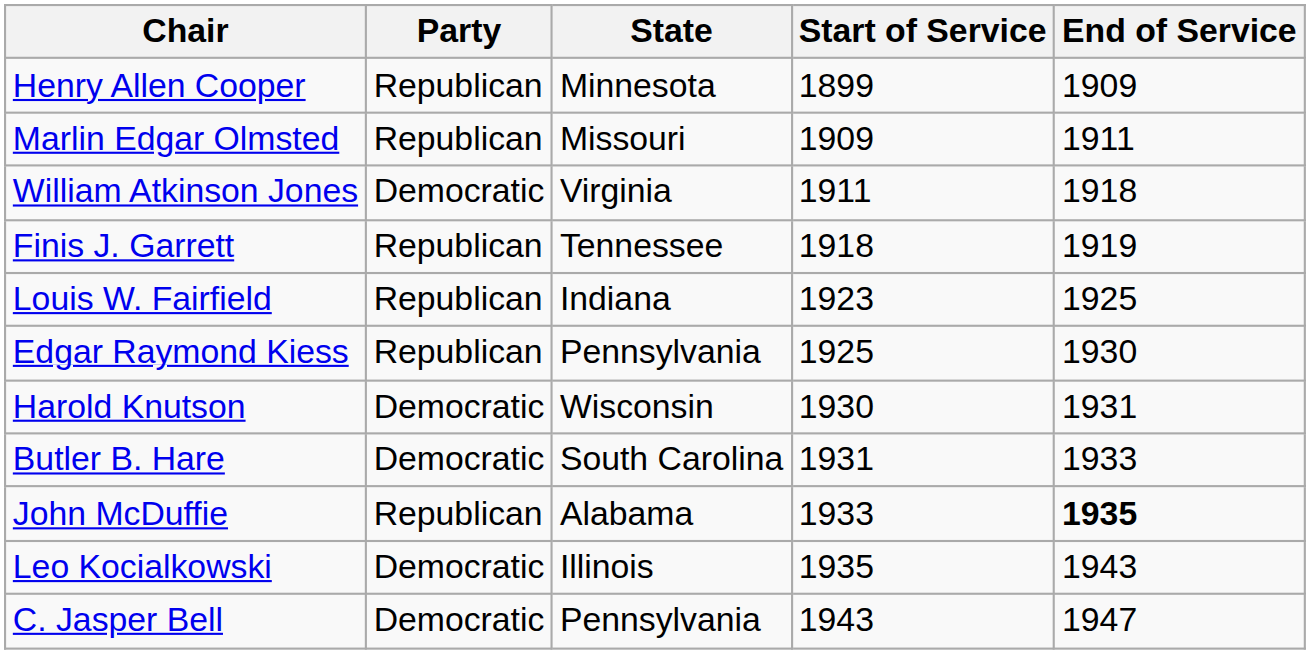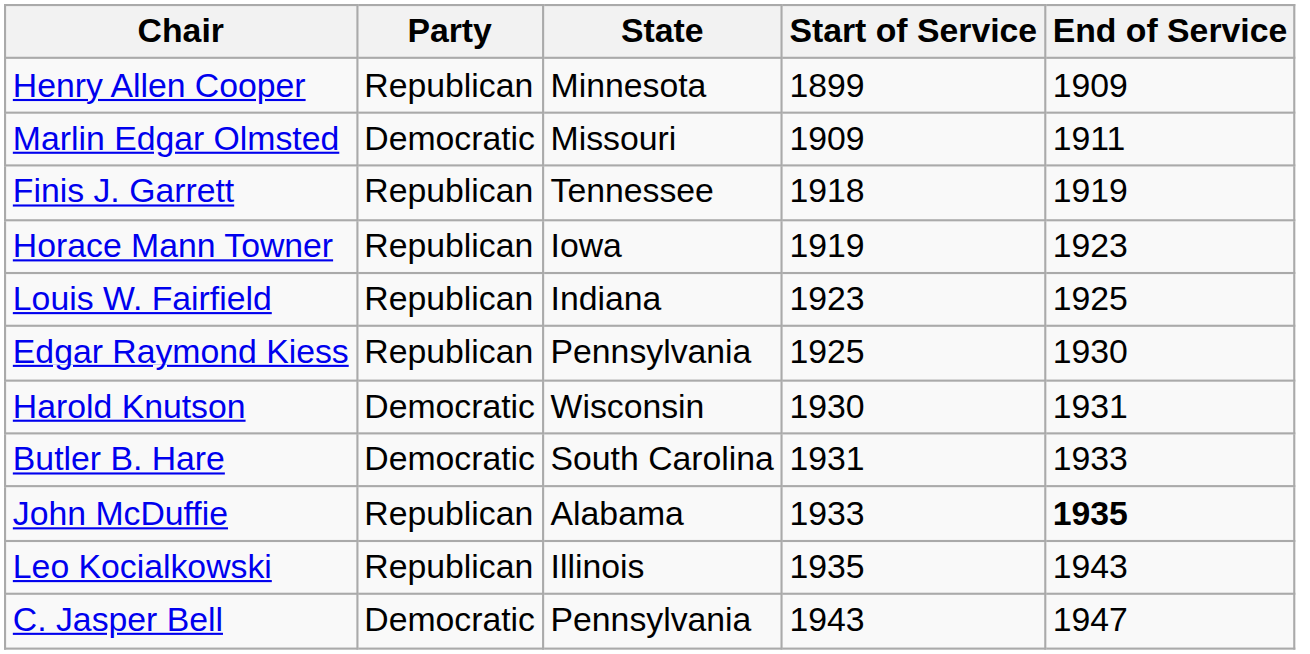(458, 138) Republican -> (450, 138) Democratic
- row: (185, 191)
+ row: (173, 245)
(459, 566) Democratic -> (449, 566) Republican
